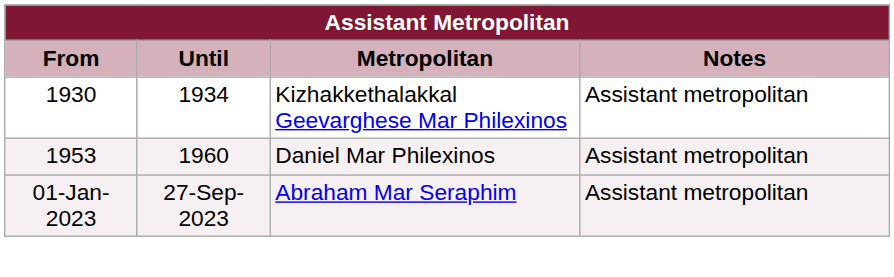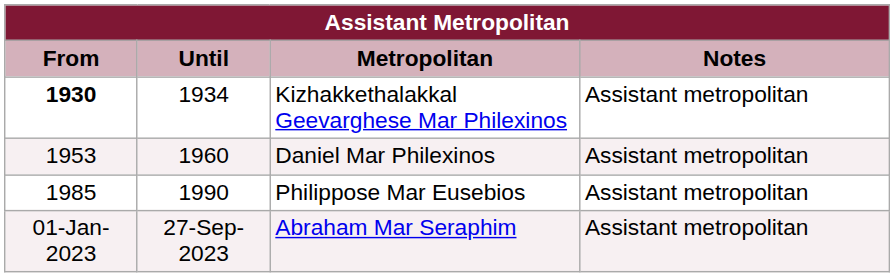(71, 94) normal -> (71, 94) bold
+ row: (400, 192)
